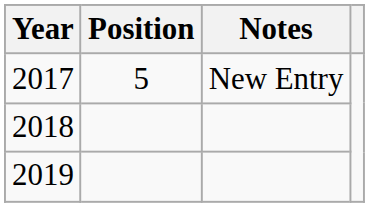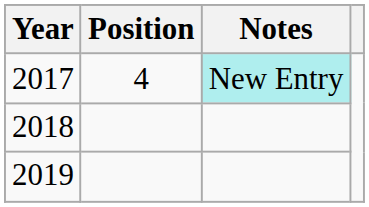(141, 77) 5 -> (141, 77) 4
(276, 77) no background -> (276, 77) paleturquoise background
